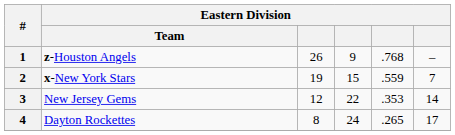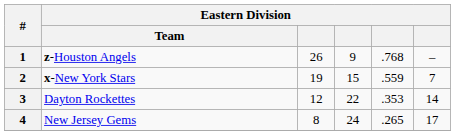(90, 99) New Jersey Gems -> (90, 99) Dayton Rockettes
(90, 120) Dayton Rockettes -> (90, 120) New Jersey Gems
